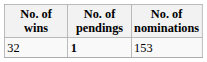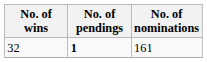(143, 47) 153 -> (143, 47) 161
